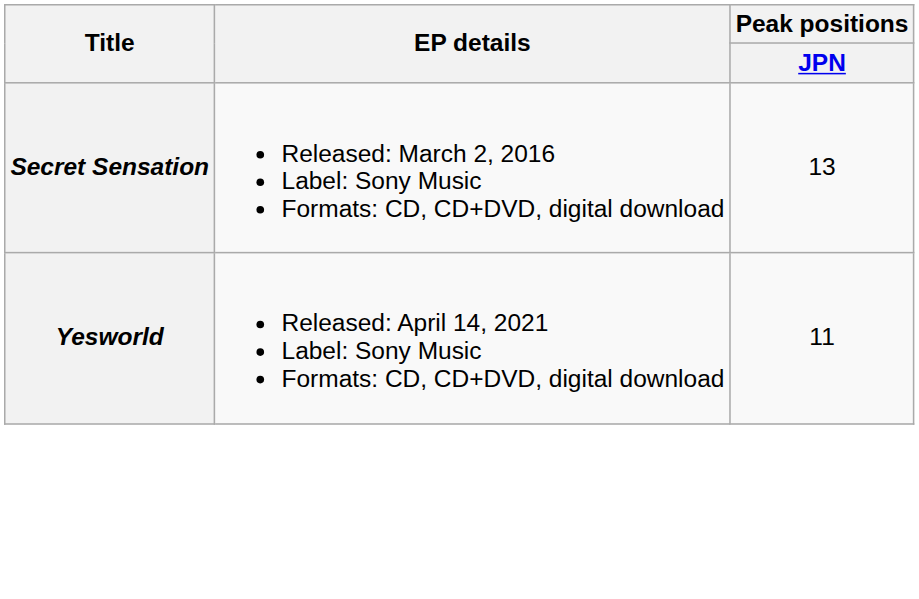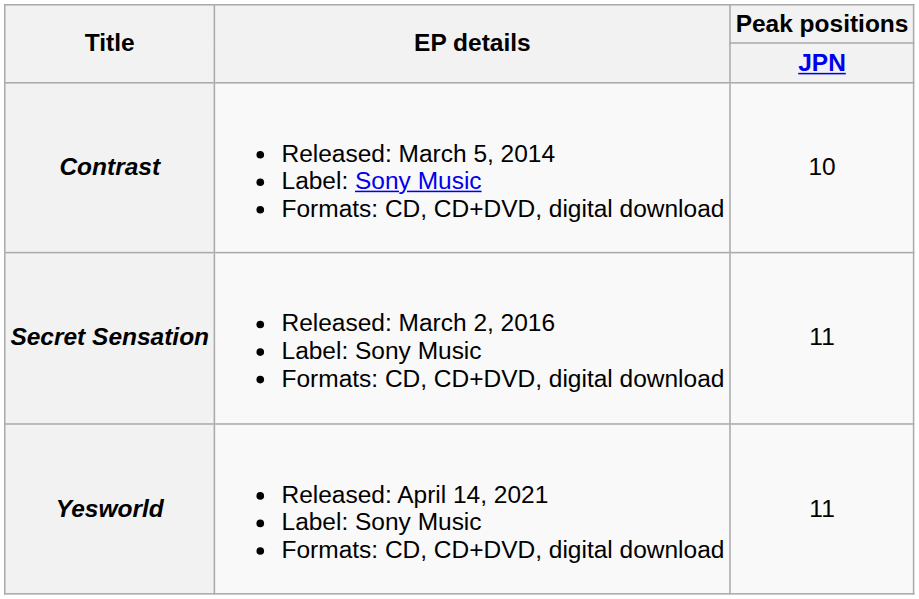+ row: (110, 167)
(822, 167) 13 -> (822, 337) 11
